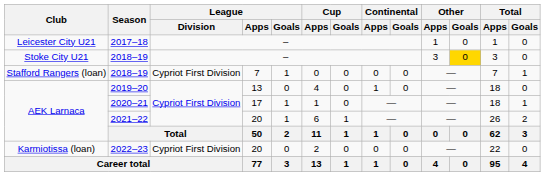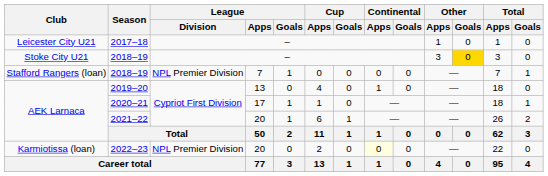(196, 73) Cypriot First Division -> (198, 73) NPL Premier Division
(196, 149) Cypriot First Division -> (198, 149) NPL Premier Division
(376, 149) no background -> (379, 149) lightyellow background
